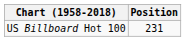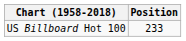(154, 29) 231 -> (154, 29) 233
